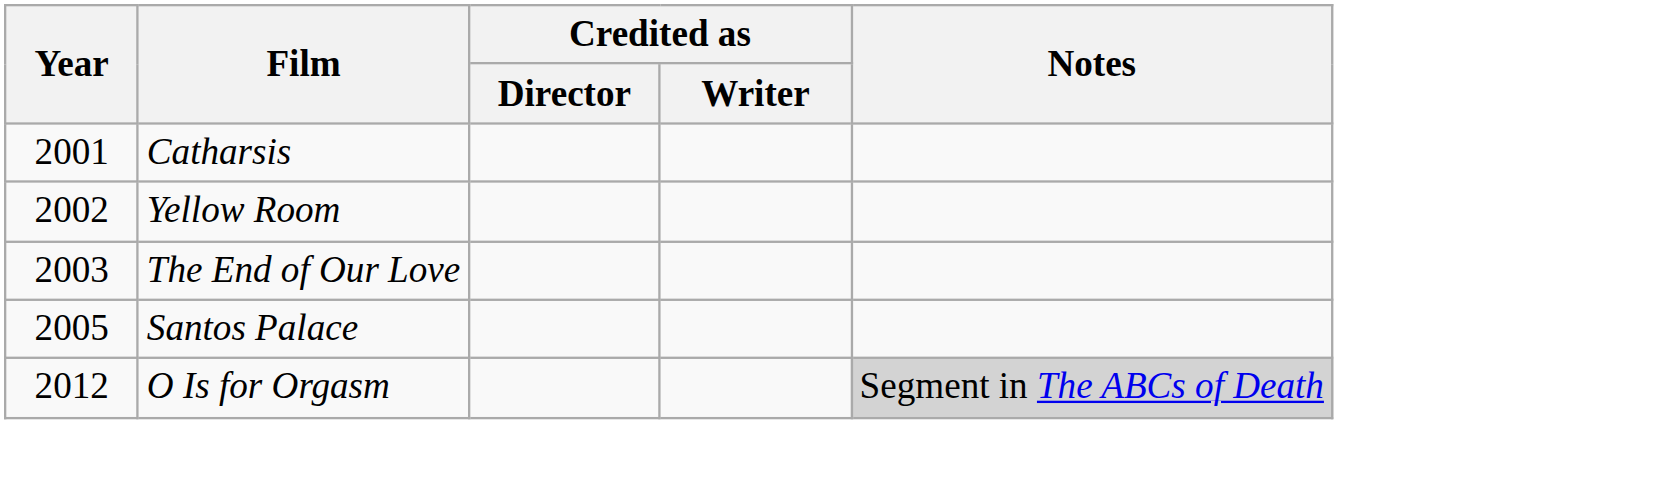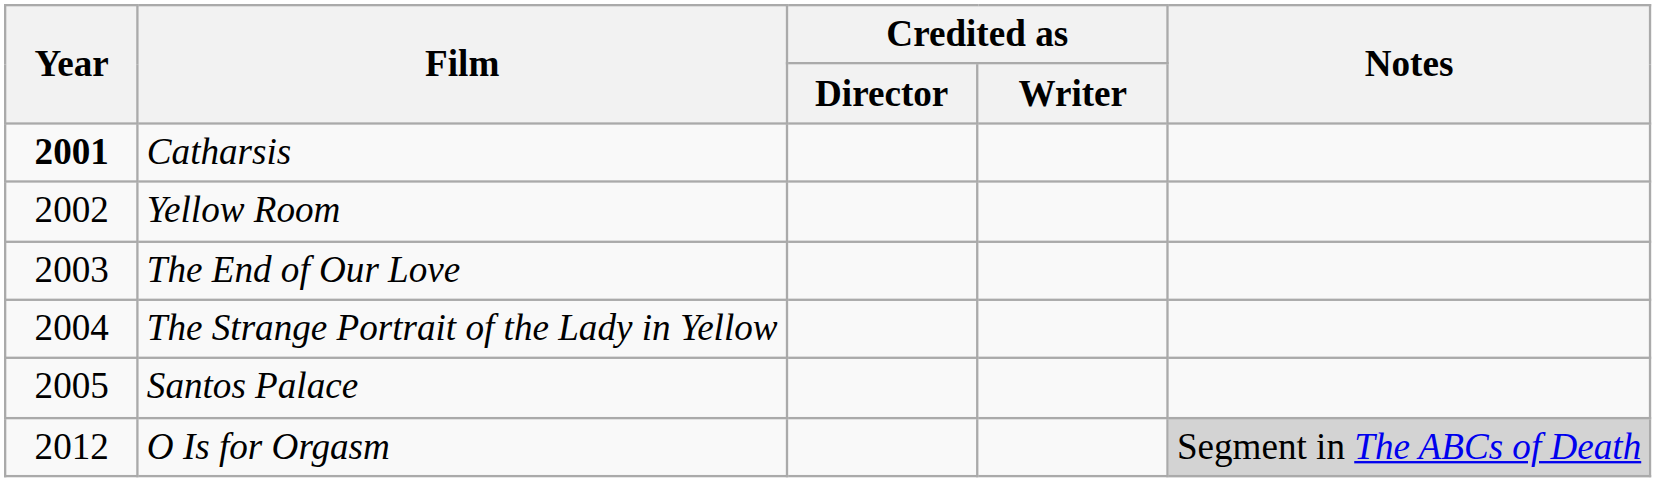(72, 151) normal -> (72, 151) bold
+ row: (462, 328)
